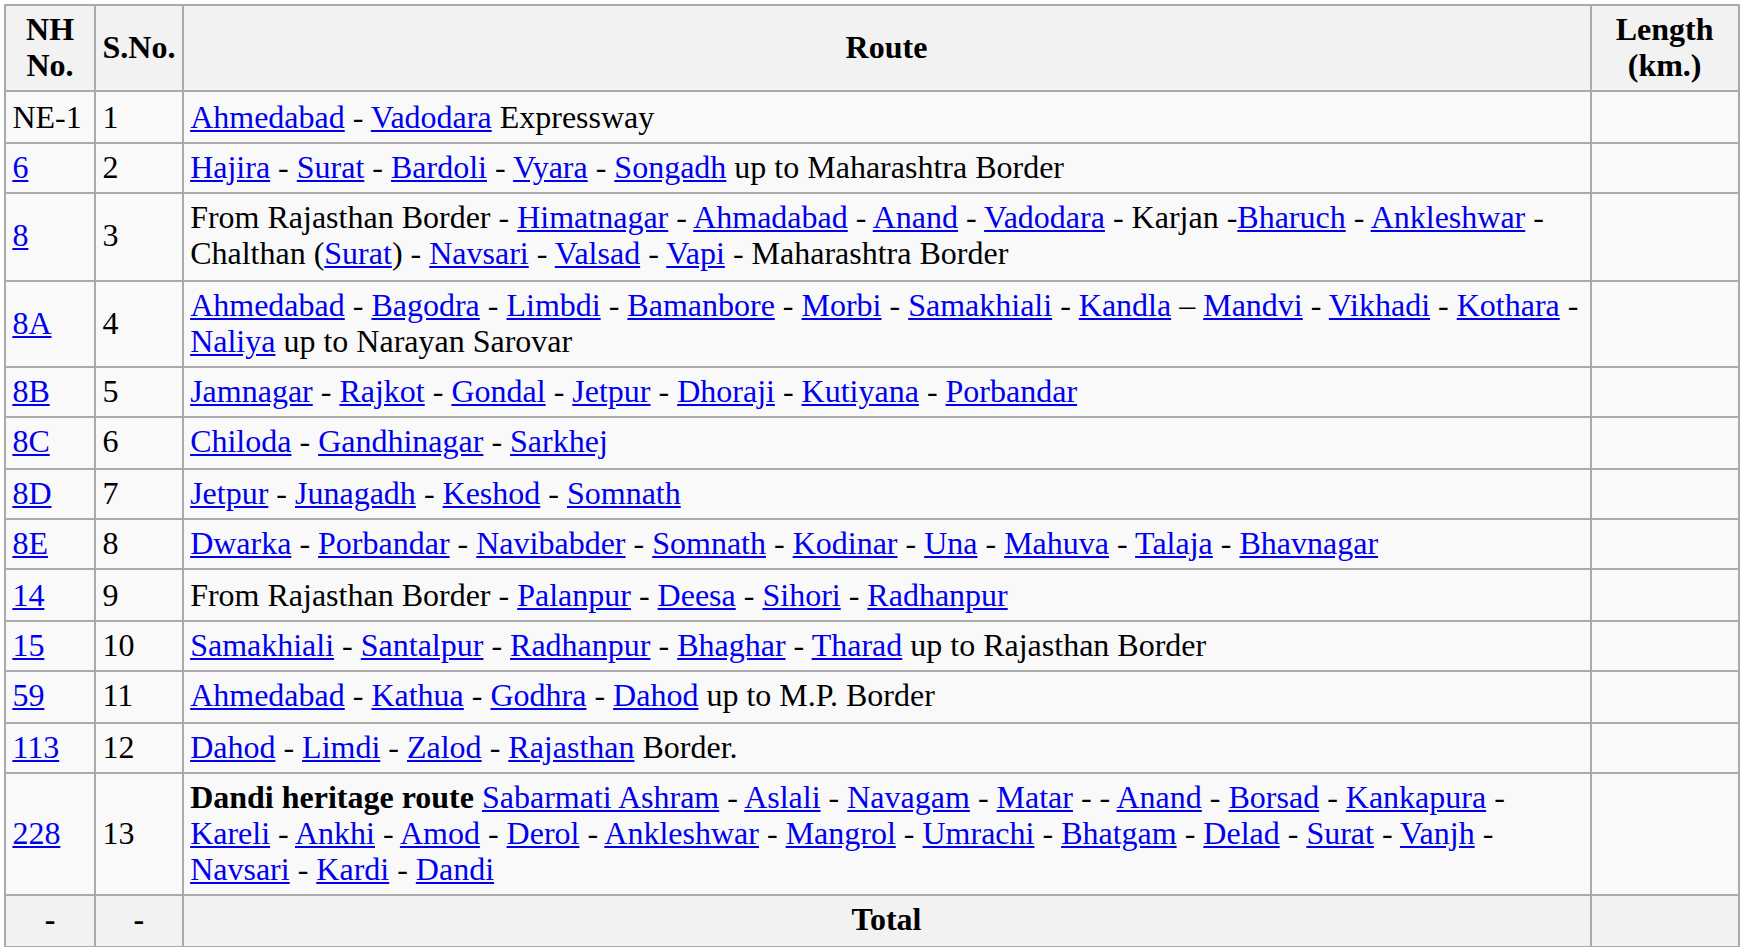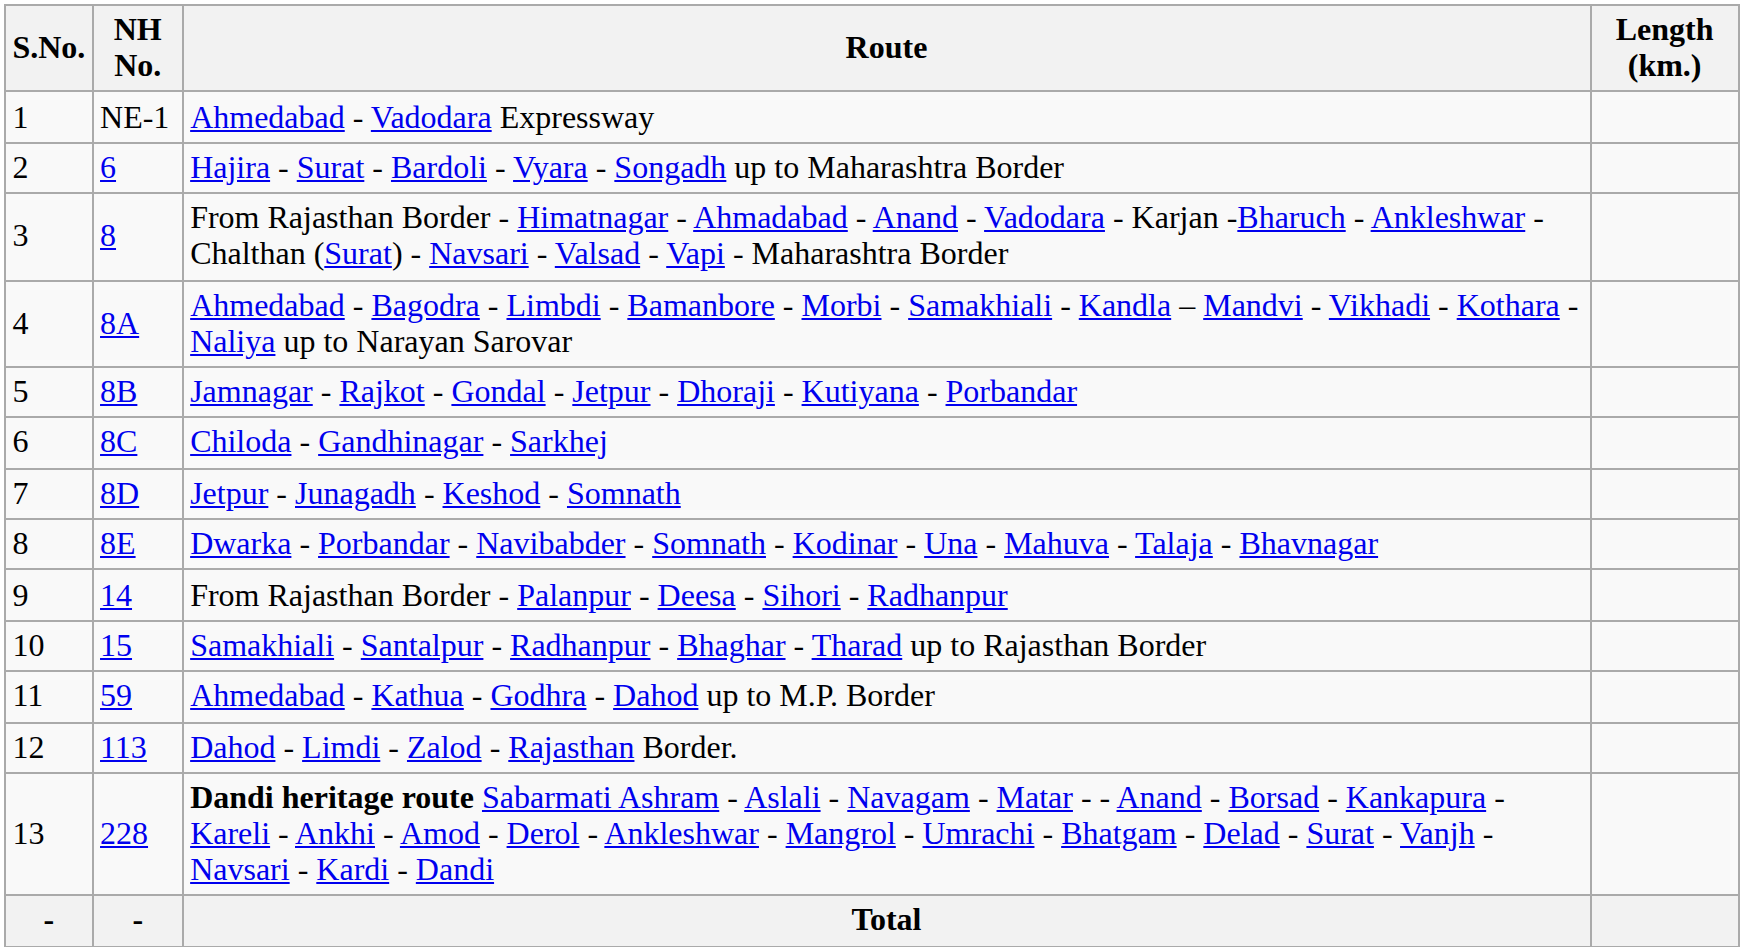columns swapped: (139, 47) <-> (50, 47)
